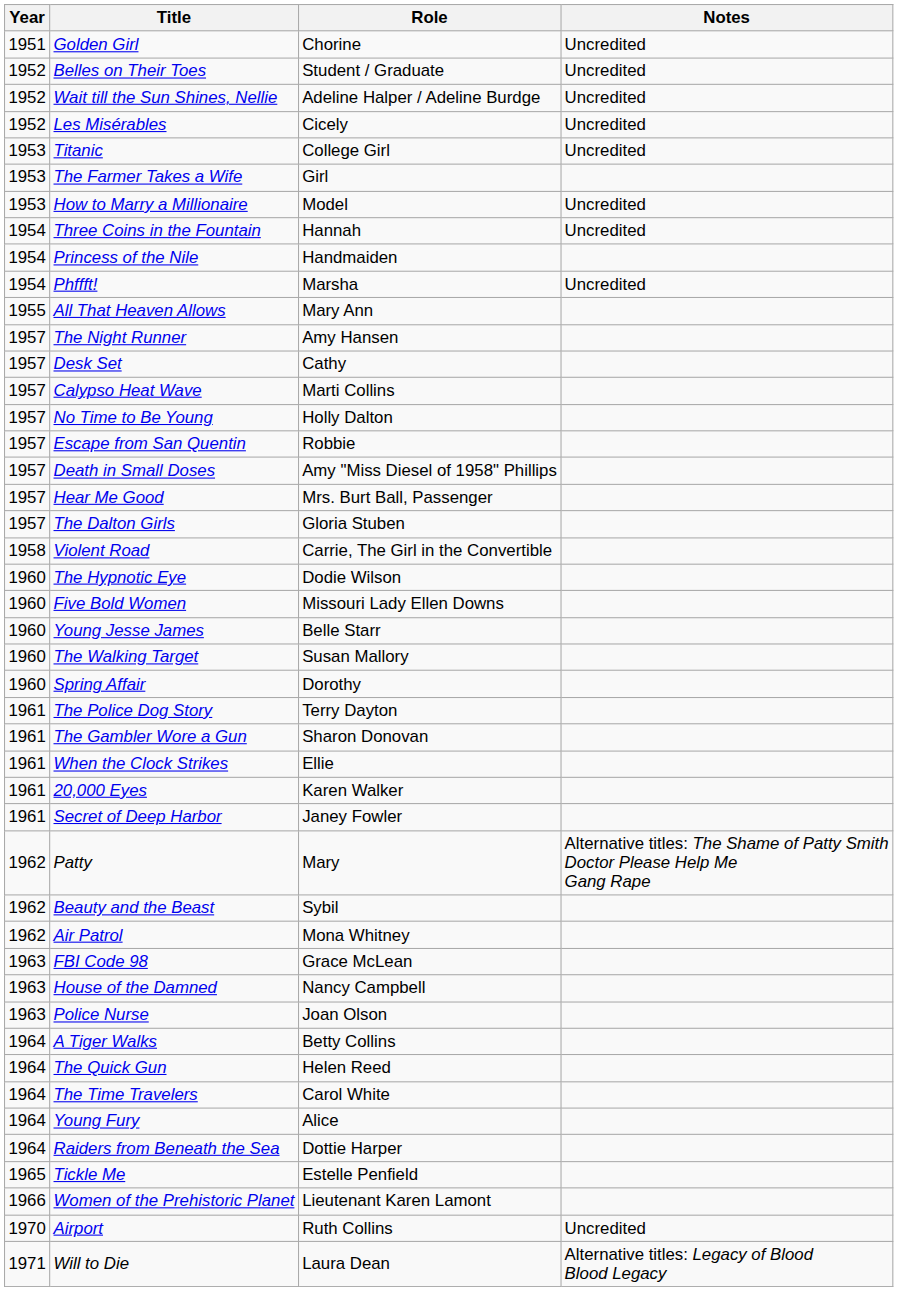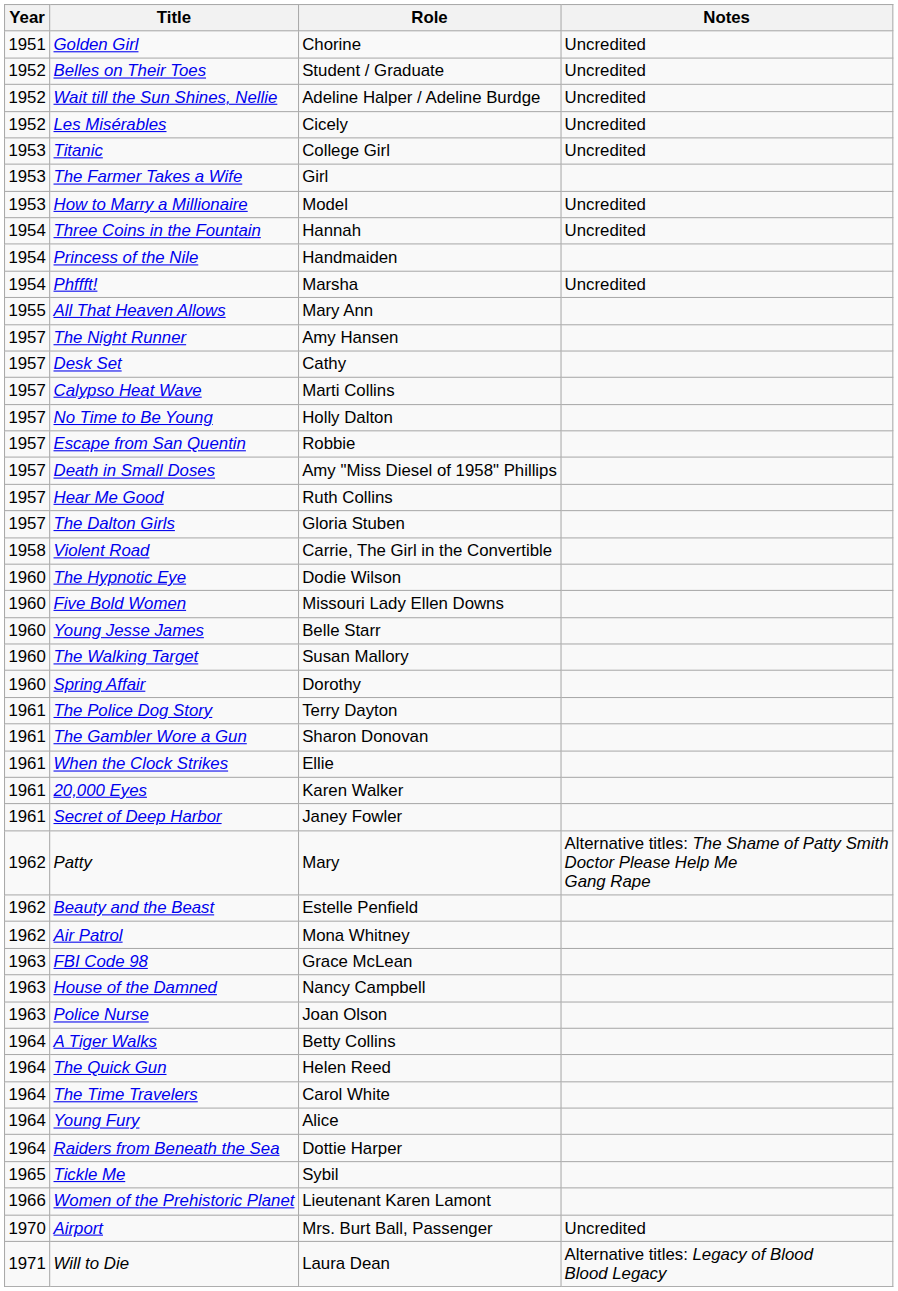(397, 497) Mrs. Burt Ball, Passenger -> (347, 497) Ruth Collins
(320, 908) Sybil -> (360, 908) Estelle Penfield
(360, 1174) Estelle Penfield -> (320, 1174) Sybil
(347, 1227) Ruth Collins -> (397, 1227) Mrs. Burt Ball, Passenger
